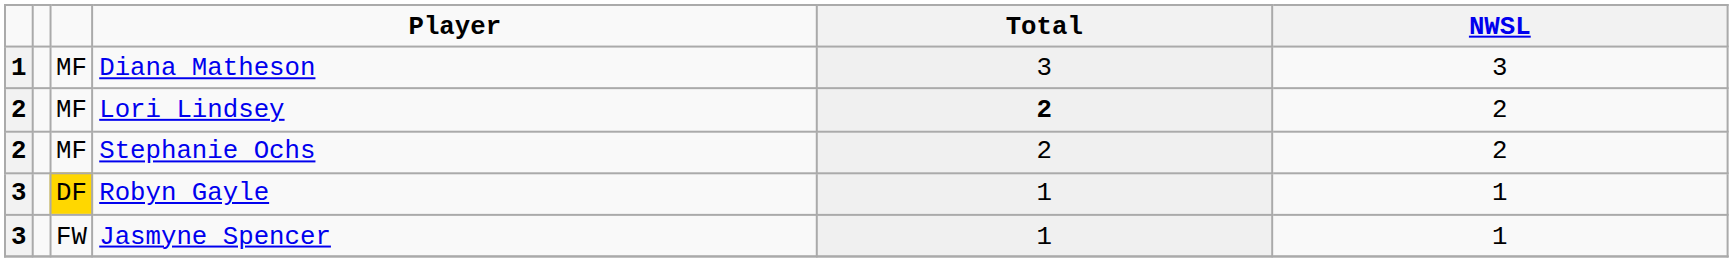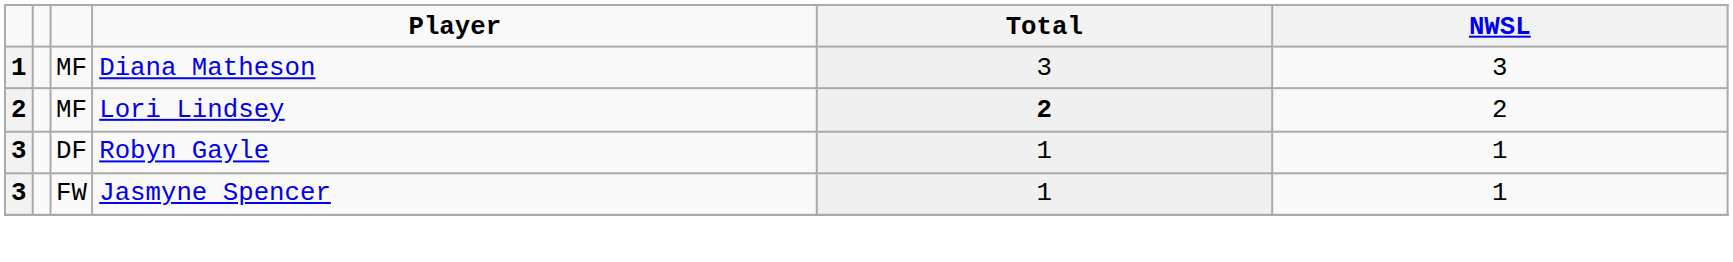- row: (207, 152)
(71, 194) gold background -> (71, 152) no background
